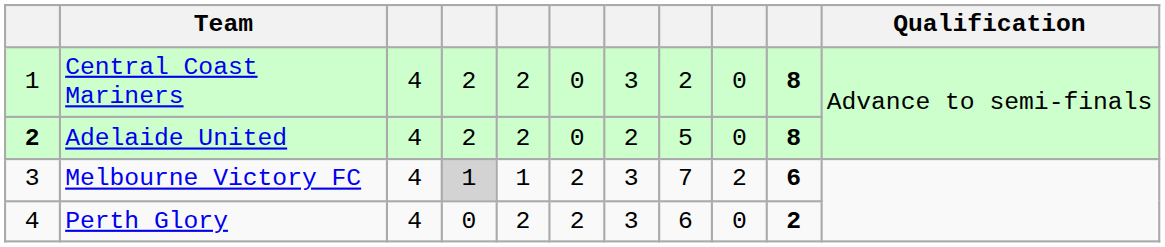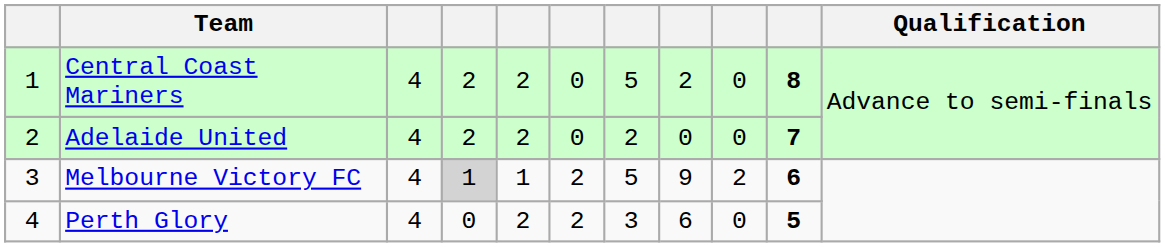(631, 82) 3 -> (631, 82) 5
(32, 138) bold -> (32, 138) normal
(685, 138) 5 -> (685, 138) 0
(794, 138) 8 -> (794, 138) 7
(631, 179) 3 -> (631, 179) 5
(685, 179) 7 -> (685, 179) 9
(794, 221) 2 -> (794, 221) 5
